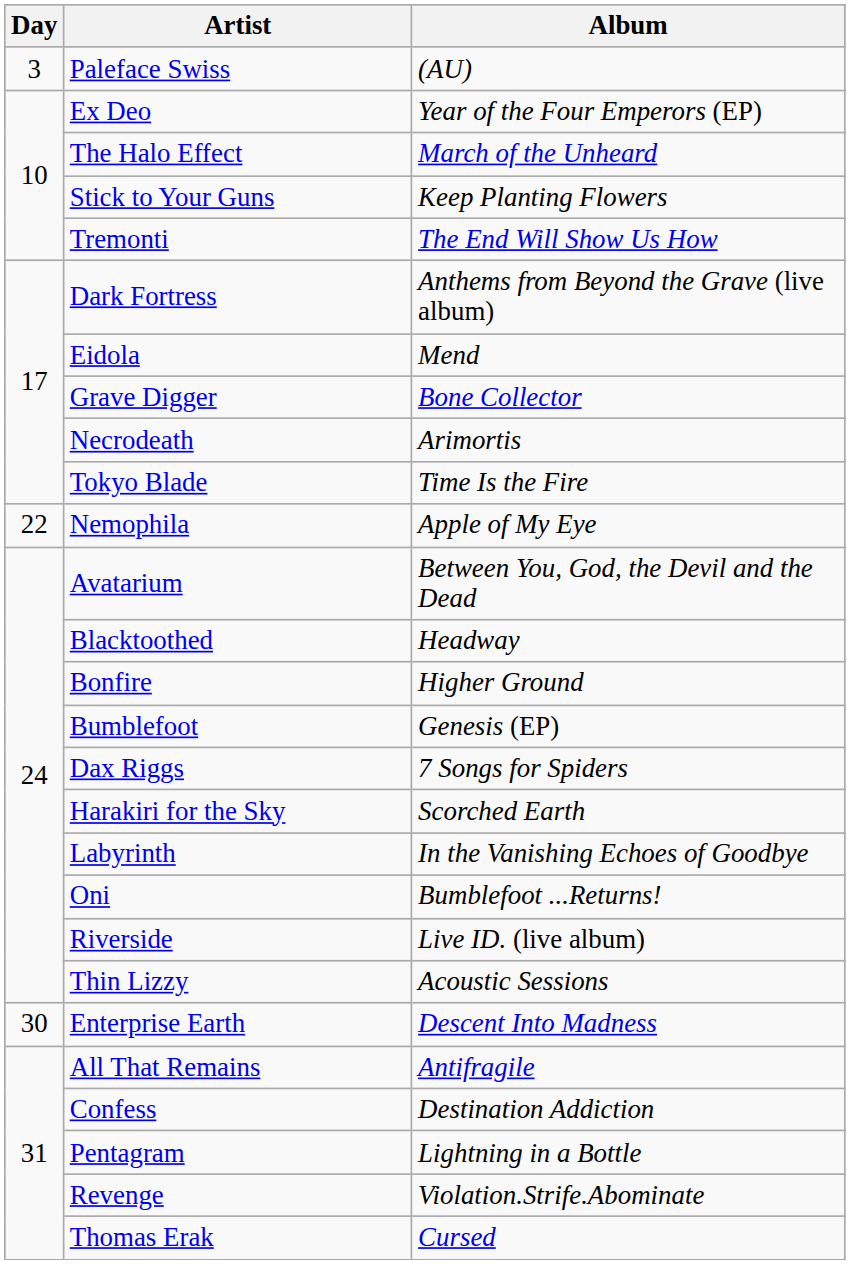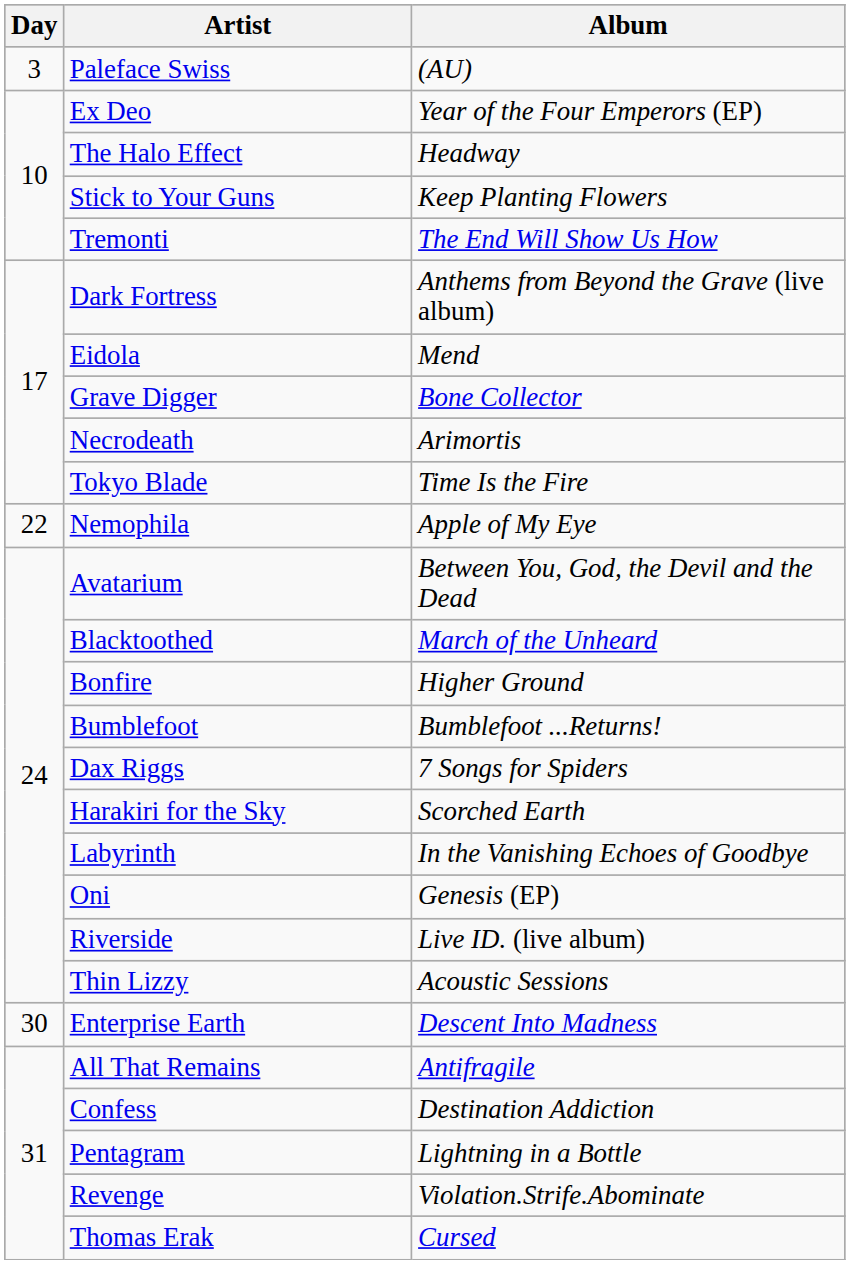(538, 153) March of the Unheard -> (469, 153) Headway
(469, 640) Headway -> (538, 640) March of the Unheard
(489, 725) Genesis (EP) -> (540, 725) Bumblefoot ...Returns!
(540, 896) Bumblefoot ...Returns! -> (489, 896) Genesis (EP)
